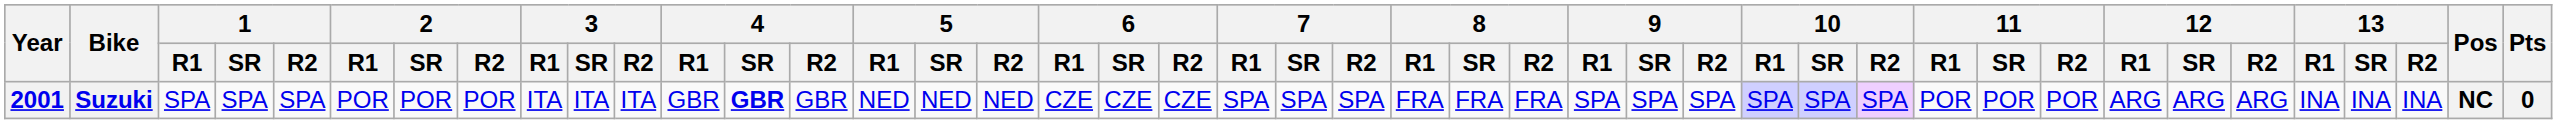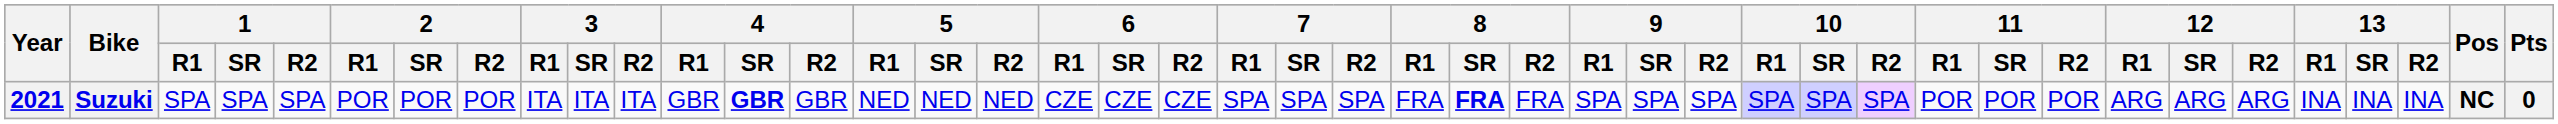(37, 100) 2001 -> (37, 100) 2021
(1479, 100) normal -> (1480, 100) bold
